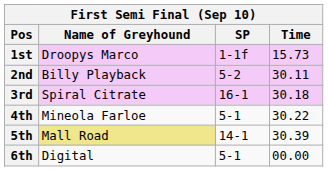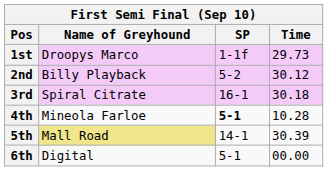(291, 55) 15.73 -> (291, 55) 29.73
(291, 75) 30.11 -> (291, 75) 30.12
(230, 115) normal -> (230, 115) bold
(291, 115) 30.22 -> (291, 115) 10.28
